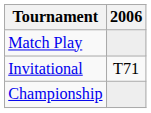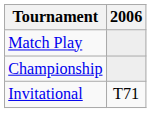rows swapped: (55, 94) <-> (45, 68)
